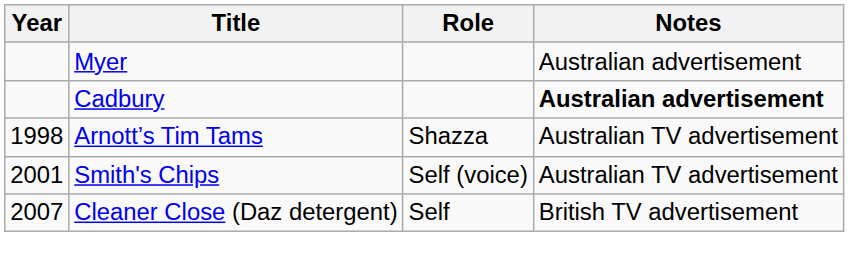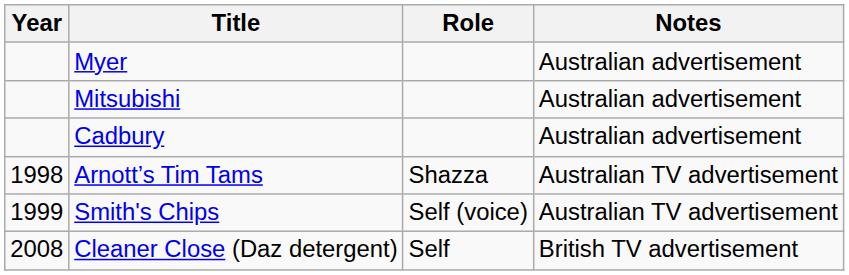+ row: (127, 99)
(681, 99) bold -> (670, 136) normal
(37, 174) 2001 -> (37, 212) 1999
(37, 212) 2007 -> (37, 250) 2008
